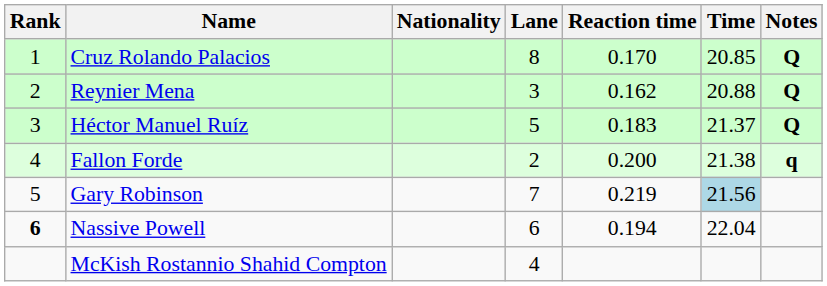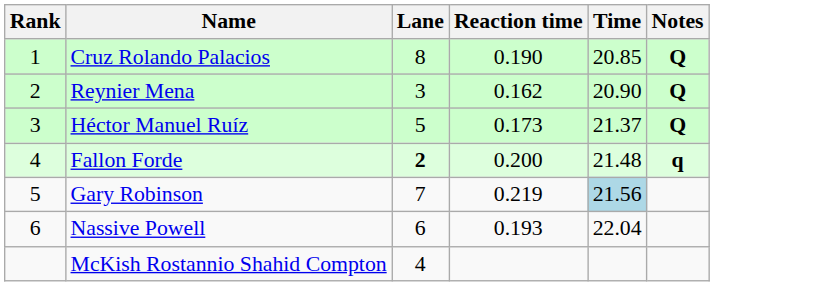- column: (449, 21)
(632, 56) 0.170 -> (518, 56) 0.190
(731, 90) 20.88 -> (617, 90) 20.90
(632, 125) 0.183 -> (518, 125) 0.173
(534, 159) normal -> (420, 159) bold
(731, 159) 21.38 -> (617, 159) 21.48
(35, 228) bold -> (35, 228) normal
(632, 228) 0.194 -> (518, 228) 0.193
